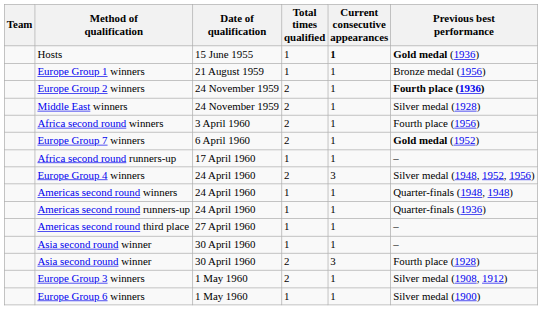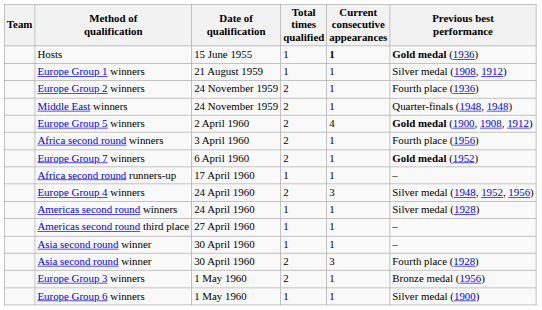(439, 72) Bronze medal (1956) -> (449, 72) Silver medal (1908, 1912)
(439, 89) bold -> (436, 89) normal
(437, 106) Silver medal (1928) -> (452, 106) Quarter-finals (1948, 1948)
+ row: (91, 123)
(453, 192) Quarter-finals (1948, 1948) -> (436, 210) Silver medal (1928)
- row: (114, 210)
(450, 279) Silver medal (1908, 1912) -> (439, 279) Bronze medal (1956)
